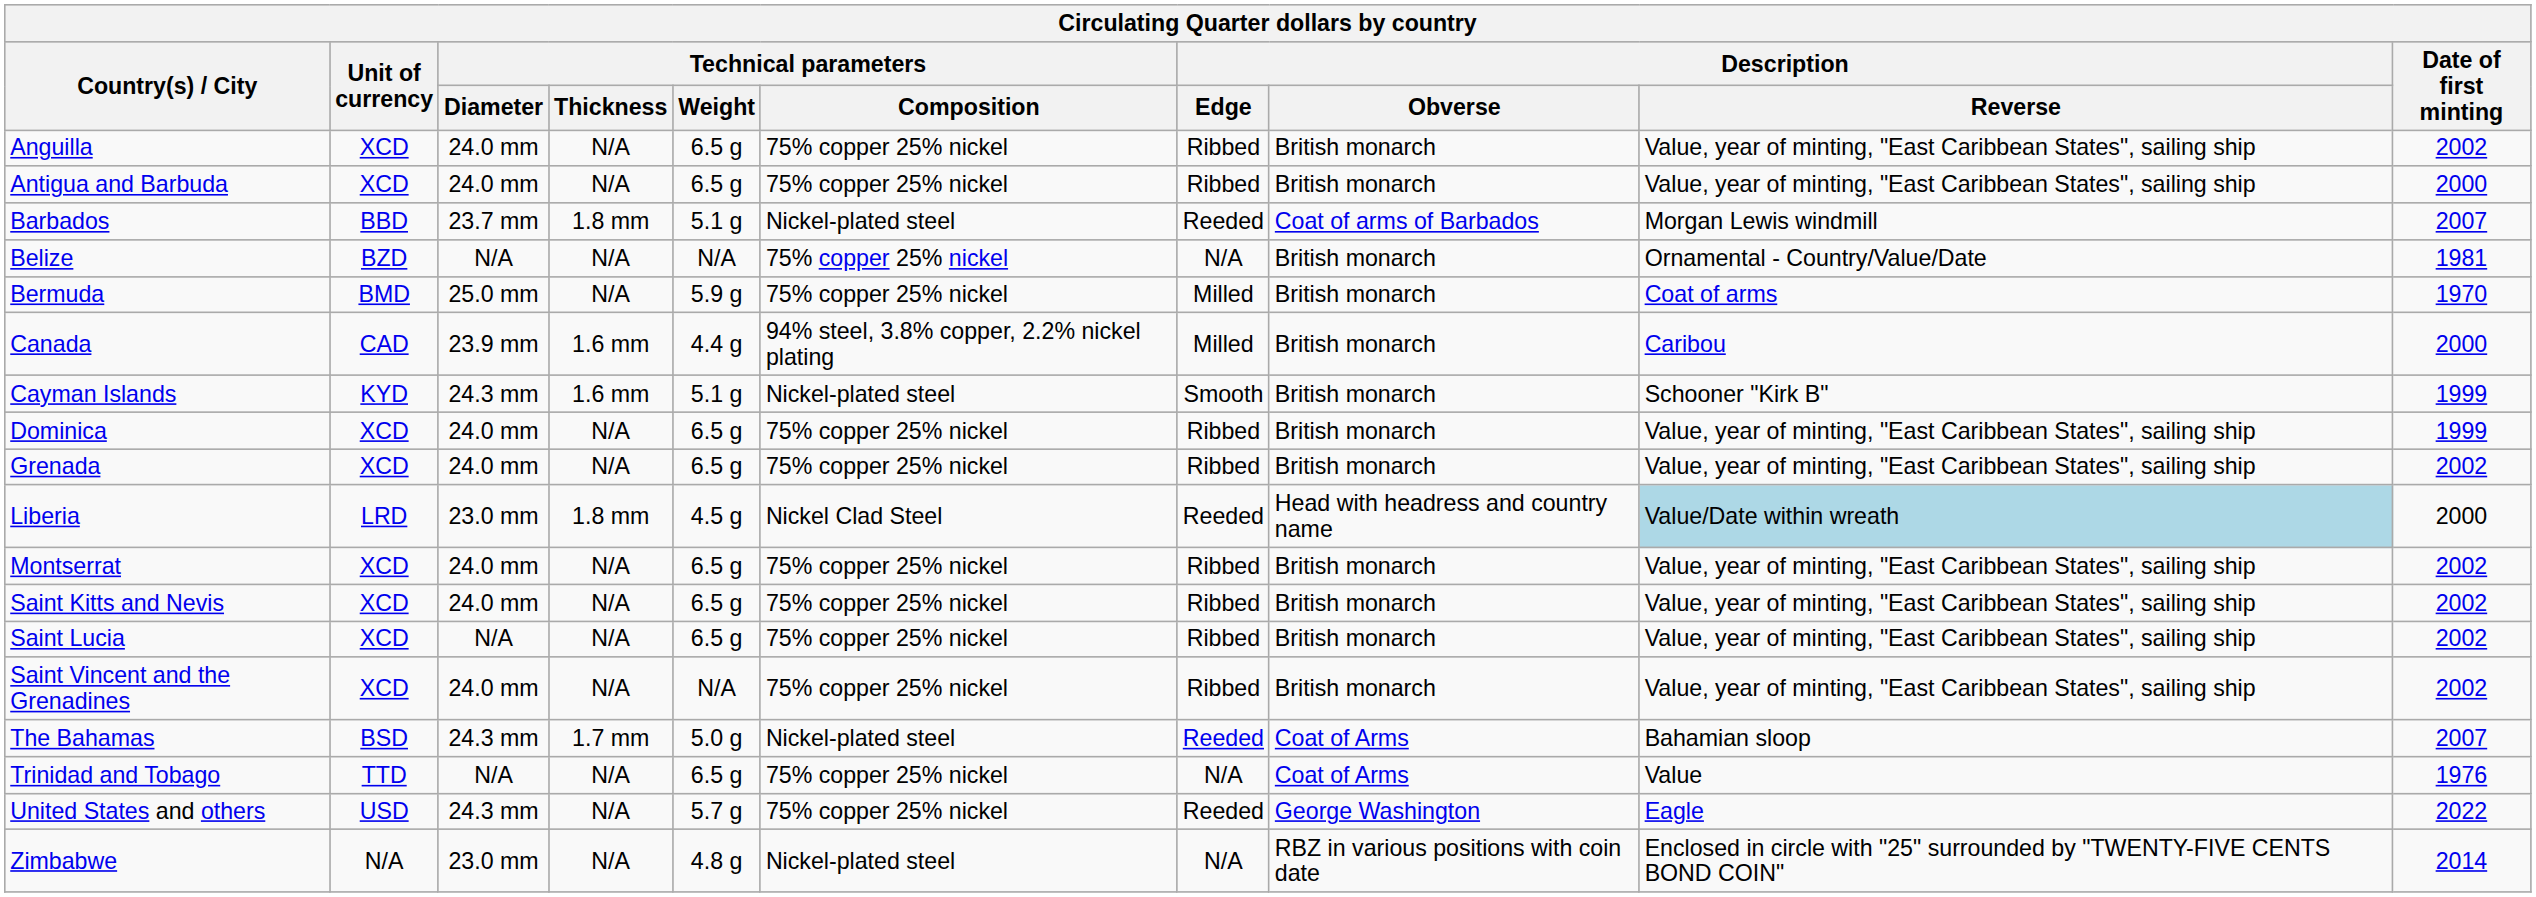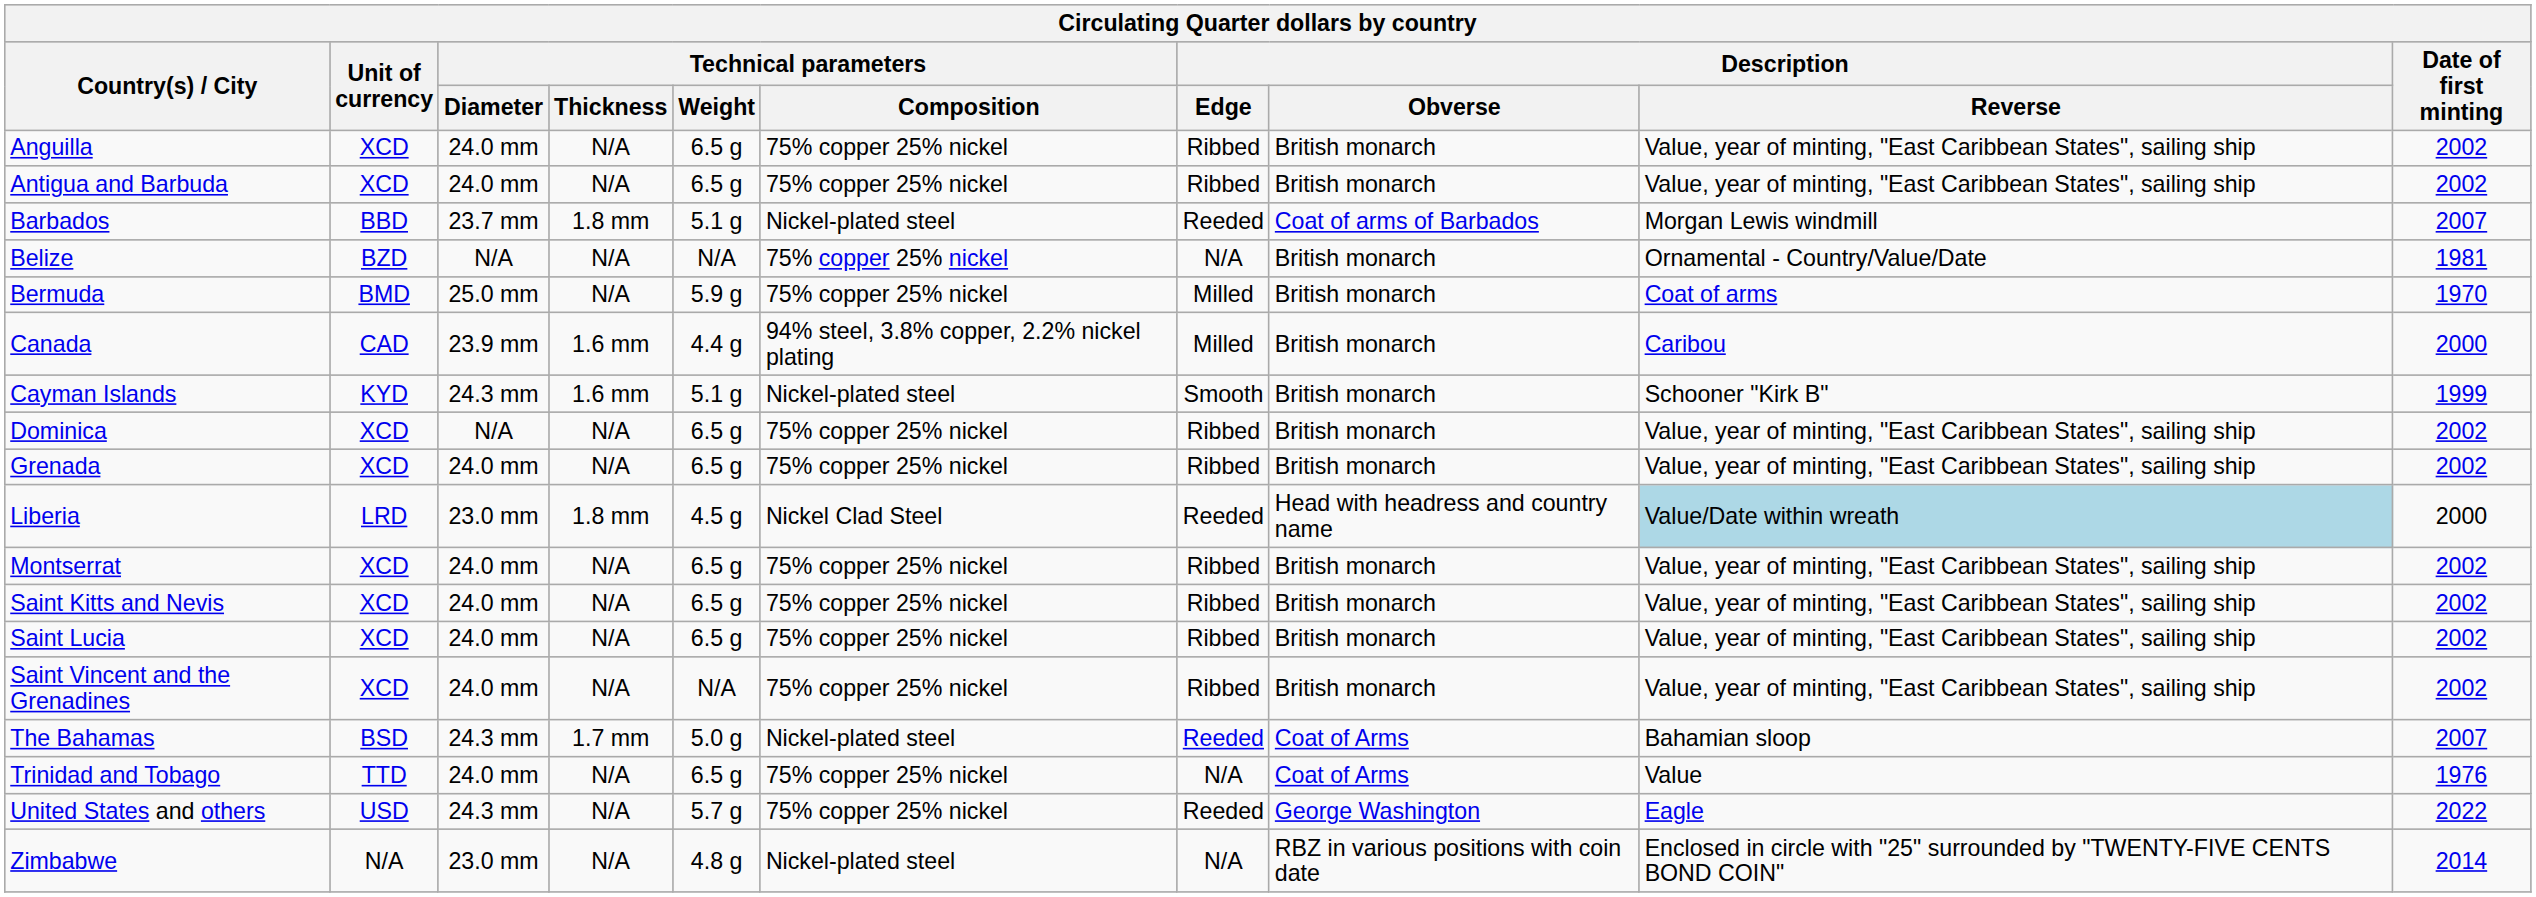(2461, 185) 2000 -> (2461, 185) 2002
(494, 430) 24.0 mm -> (494, 430) N/A
(2461, 430) 1999 -> (2461, 430) 2002
(494, 639) N/A -> (494, 639) 24.0 mm
(494, 775) N/A -> (494, 775) 24.0 mm
